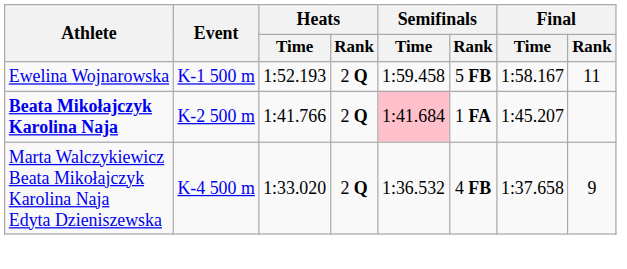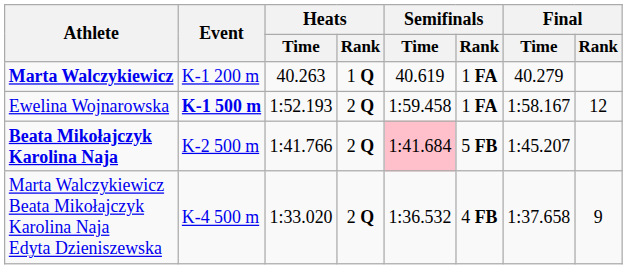+ row: (91, 76)
(216, 76) normal -> (222, 106) bold
(473, 76) 5 FB -> (479, 106) 1 FA
(592, 76) 11 -> (598, 106) 12
(473, 116) 1 FA -> (479, 146) 5 FB
